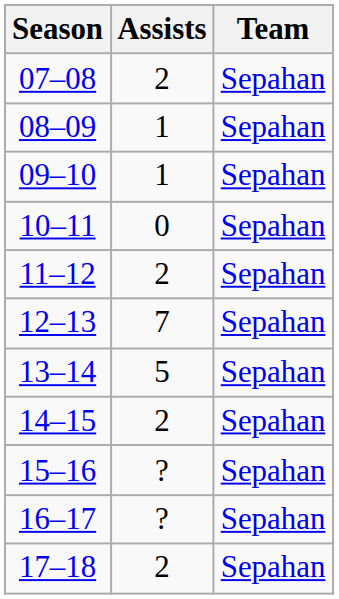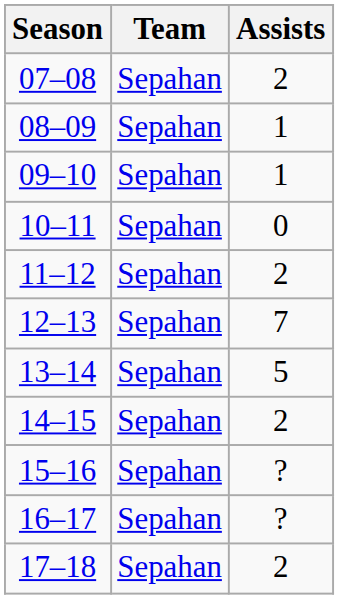columns swapped: (273, 28) <-> (162, 28)
